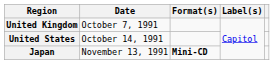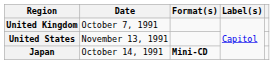(122, 39) October 14, 1991 -> (125, 39) November 13, 1991
(125, 53) November 13, 1991 -> (122, 53) October 14, 1991
